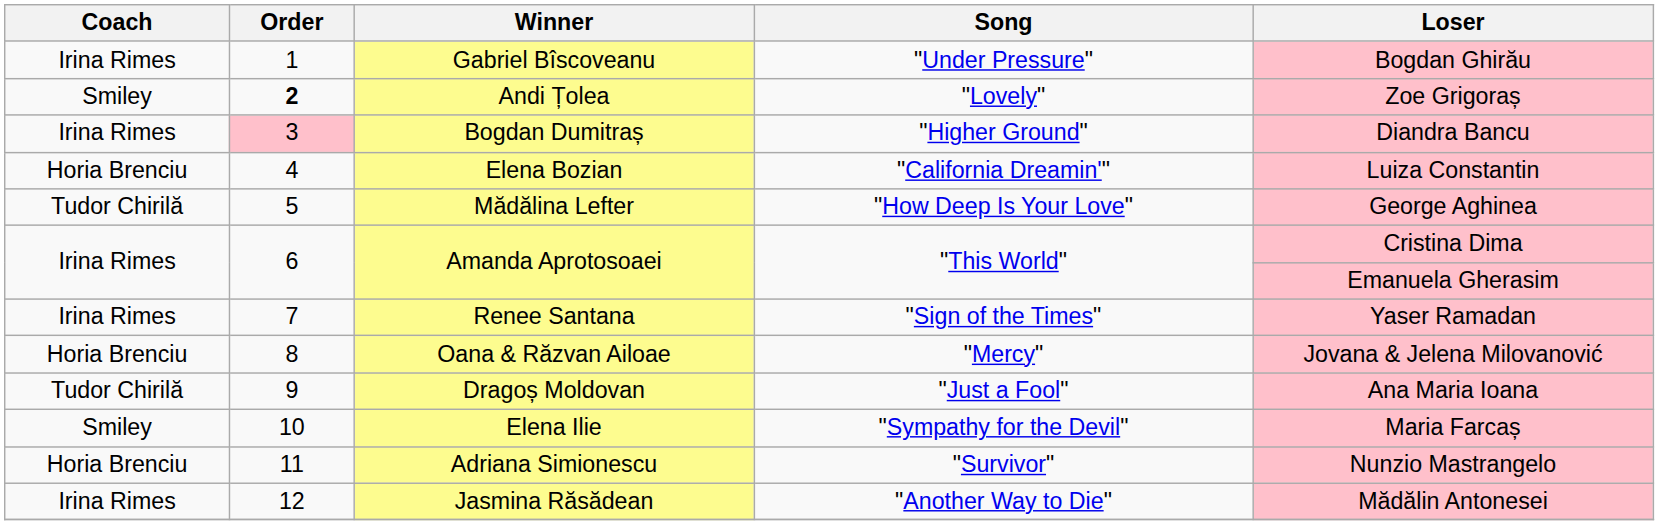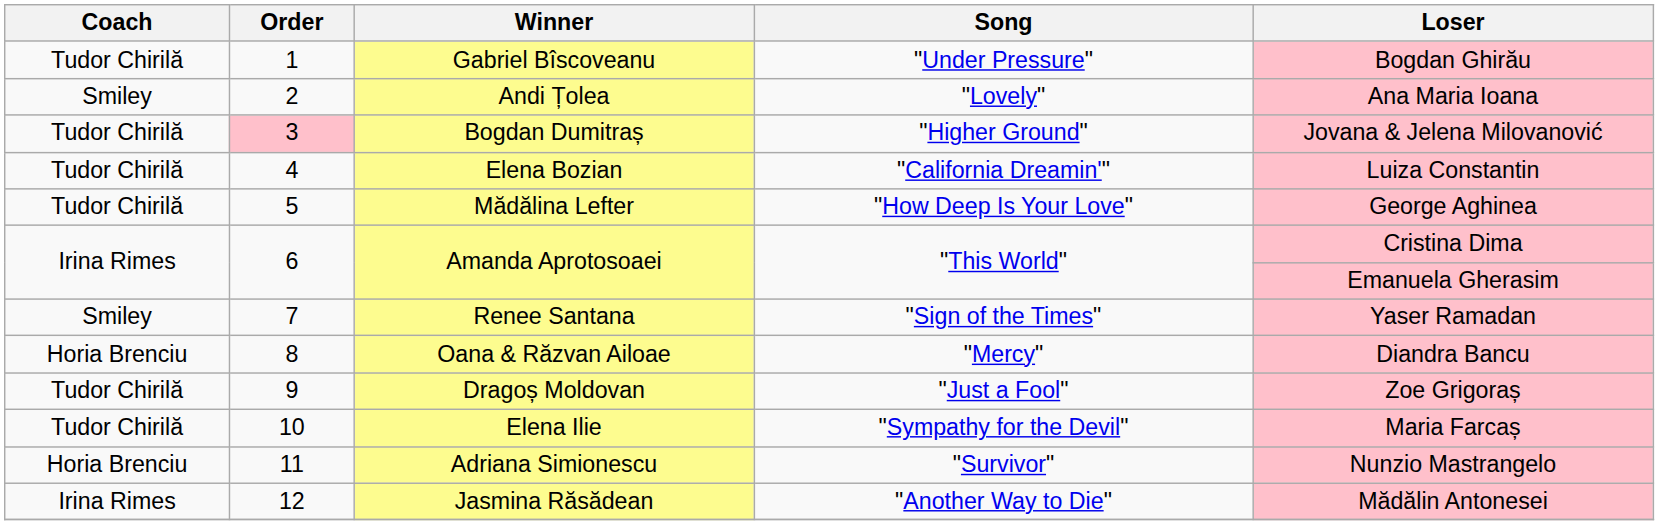(117, 59) Irina Rimes -> (117, 59) Tudor Chirilă
(292, 96) bold -> (292, 96) normal
(1453, 96) Zoe Grigoraș -> (1453, 96) Ana Maria Ioana
(117, 133) Irina Rimes -> (117, 133) Tudor Chirilă
(1453, 133) Diandra Bancu -> (1453, 133) Jovana & Jelena Milovanović
(117, 170) Horia Brenciu -> (117, 170) Tudor Chirilă
(117, 317) Irina Rimes -> (117, 317) Smiley
(1453, 354) Jovana & Jelena Milovanović -> (1453, 354) Diandra Bancu
(1453, 390) Ana Maria Ioana -> (1453, 390) Zoe Grigoraș
(117, 427) Smiley -> (117, 427) Tudor Chirilă
